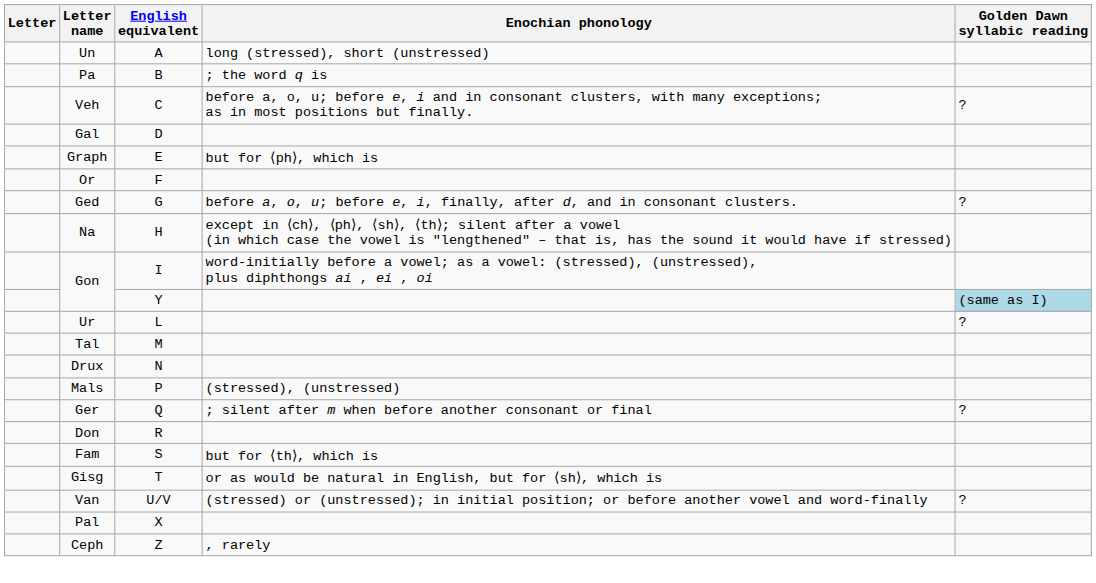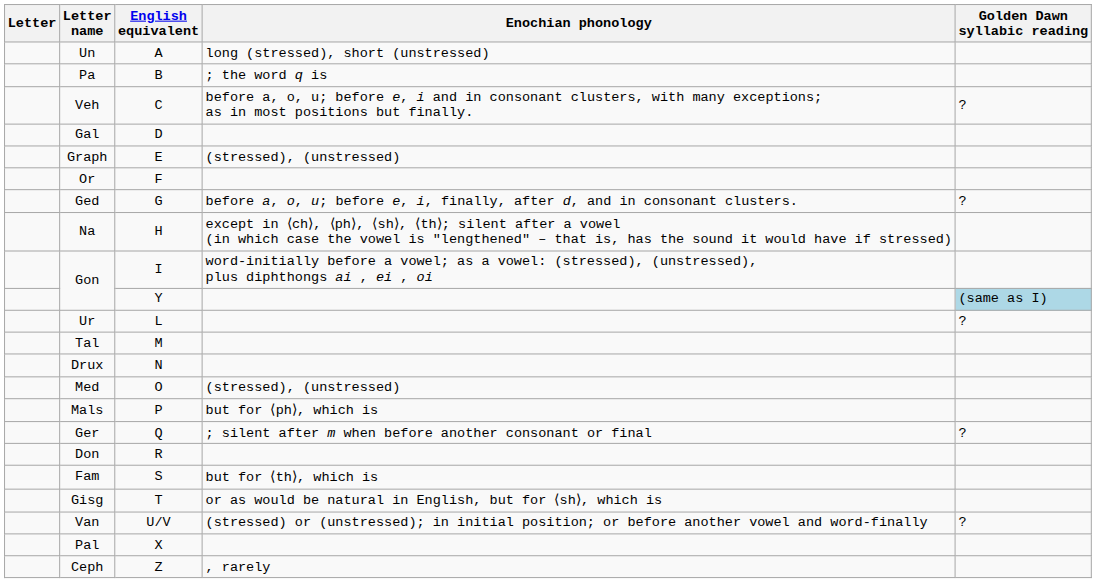(292, 158) but for ⟨ph⟩, which is -> (303, 157) (stressed), (unstressed)
+ row: (87, 387)
(303, 389) (stressed), (unstressed) -> (292, 411) but for ⟨ph⟩, which is
